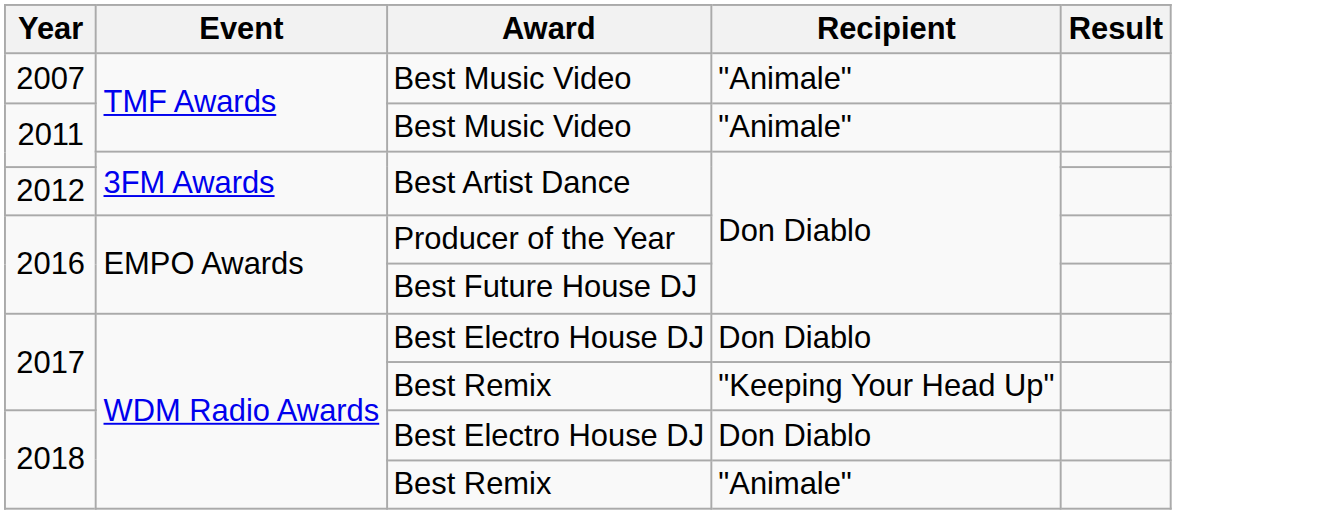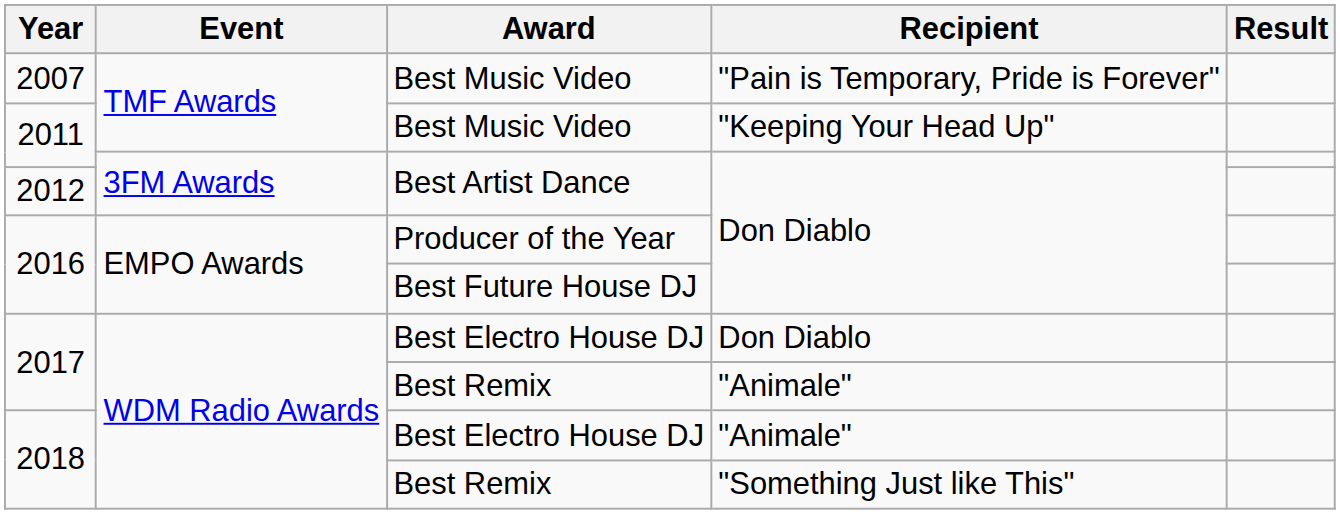(785, 77) "Animale" -> (969, 77) "Pain is Temporary, Pride is Forever"
(785, 126) "Animale" -> (886, 126) "Keeping Your Head Up"
(886, 386) "Keeping Your Head Up" -> (785, 386) "Animale"
(795, 435) Don Diablo -> (785, 435) "Animale"
(785, 483) "Animale" -> (896, 483) "Something Just like This"
